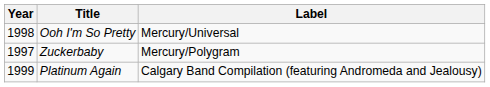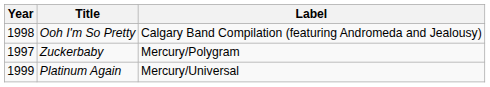(190, 33) Mercury/Universal -> (311, 33) Calgary Band Compilation (featuring Andromeda and Jealousy)
(311, 71) Calgary Band Compilation (featuring Andromeda and Jealousy) -> (190, 71) Mercury/Universal
